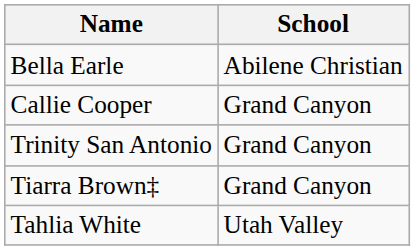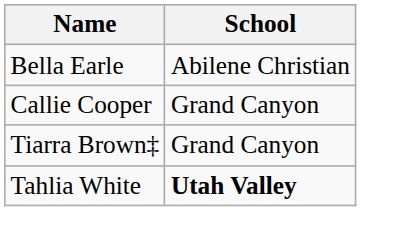- row: (111, 144)
(283, 225) normal -> (234, 184) bold
